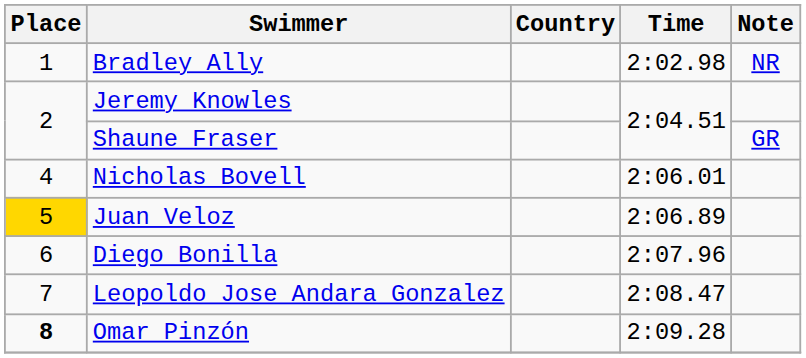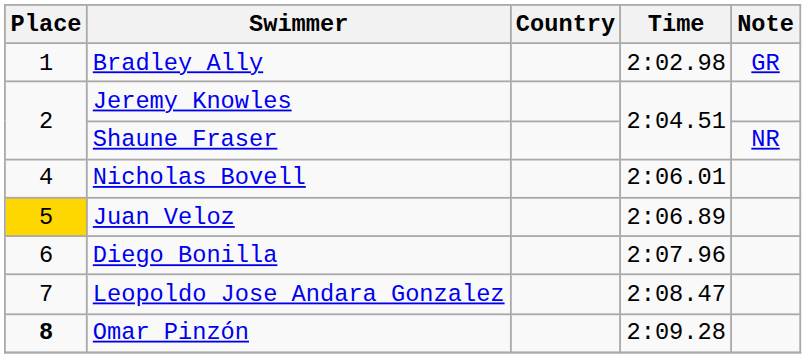(766, 63) NR -> (766, 63) GR
(766, 140) GR -> (766, 140) NR
